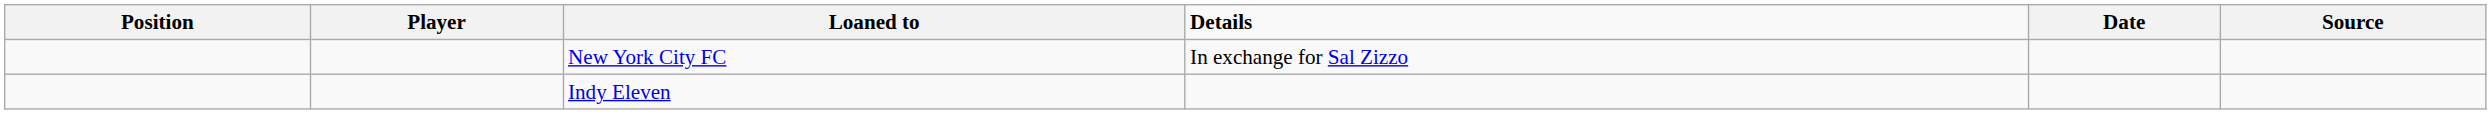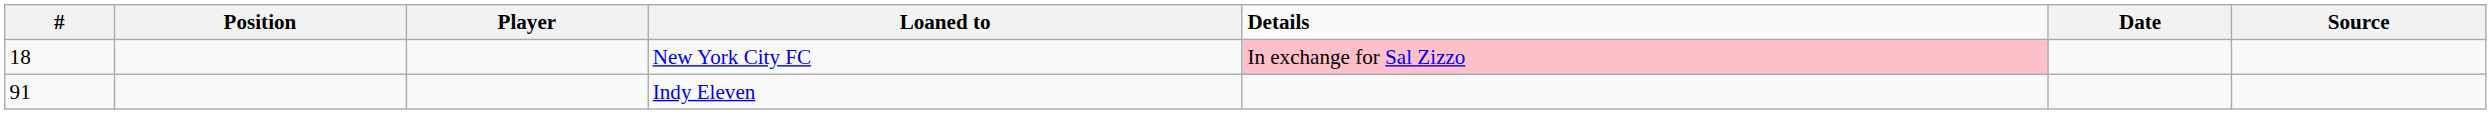+ column: (59, 22)
(1299, 56) no background -> (1356, 56) pink background
